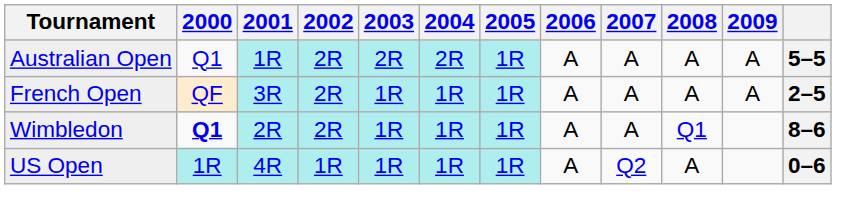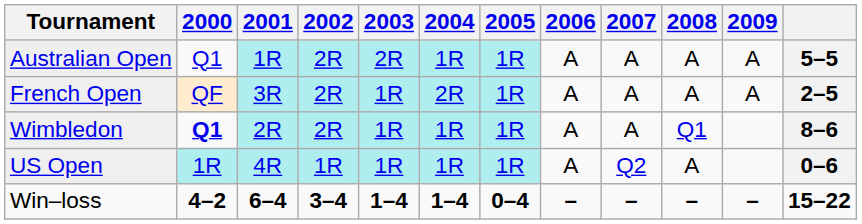(450, 58) 2R -> (450, 58) 1R
(450, 93) 1R -> (450, 93) 2R
+ row: (56, 201)
